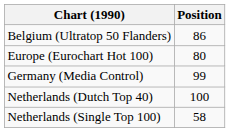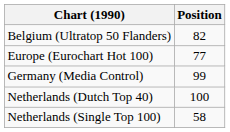(199, 35) 86 -> (199, 35) 82
(199, 55) 80 -> (199, 55) 77
